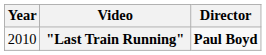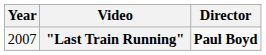(22, 38) 2010 -> (22, 38) 2007
